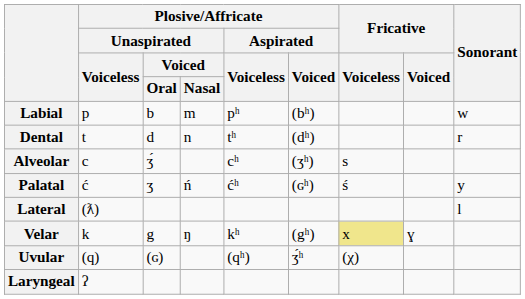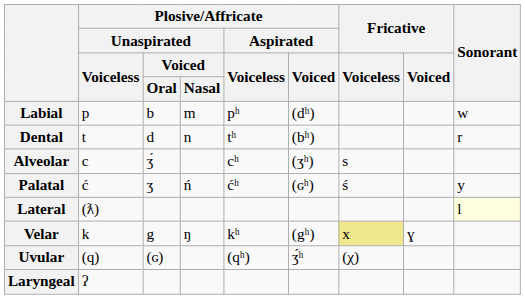(303, 112) (bʰ) -> (303, 112) (dʰ)
(303, 137) (dʰ) -> (303, 137) (bʰ)
(459, 209) no background -> (459, 209) lightyellow background
